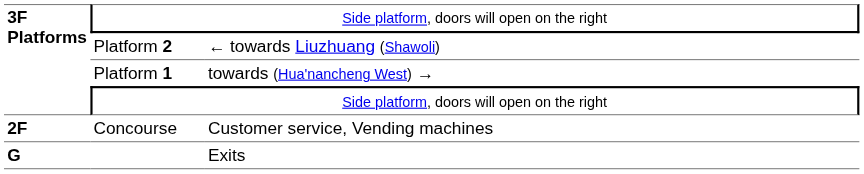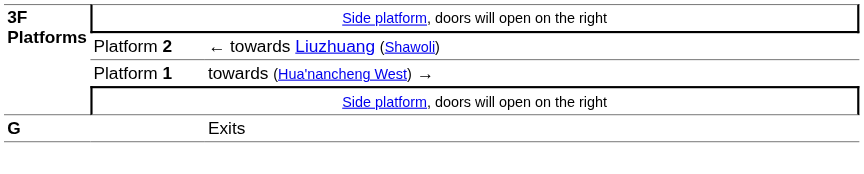- row: (135, 128)
